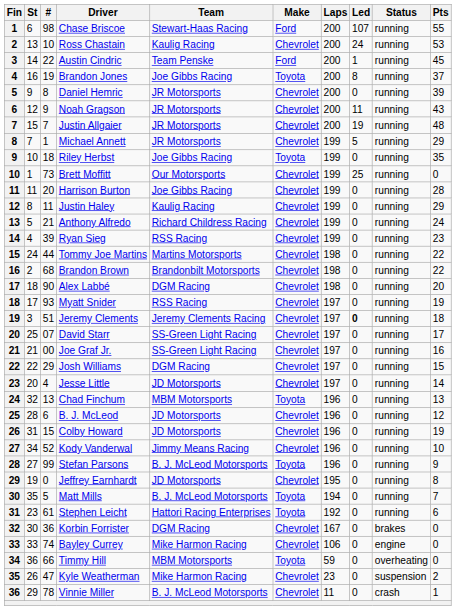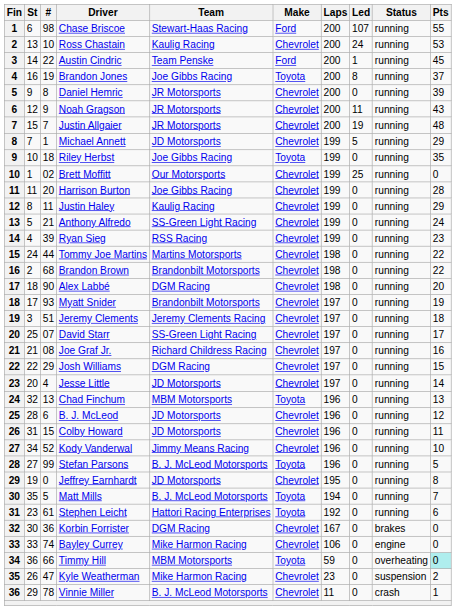(186, 142) JR Motorsports -> (186, 142) JD Motorsports
(48, 174) 73 -> (48, 174) 02
(209, 222) Richard Childress Racing -> (204, 222) SS-Green Light Racing
(179, 303) RSS Racing -> (206, 303) Brandonbilt Motorsports
(355, 319) bold -> (355, 319) normal
(48, 351) 00 -> (48, 351) 08
(204, 351) SS-Green Light Racing -> (209, 351) Richard Childress Racing
(438, 432) 19 -> (438, 432) 11
(436, 464) 9 -> (436, 464) 5
(436, 561) no background -> (436, 561) paleturquoise background
